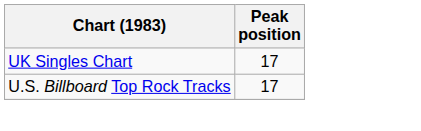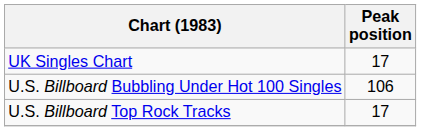+ row: (175, 86)
